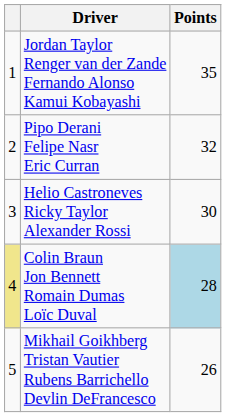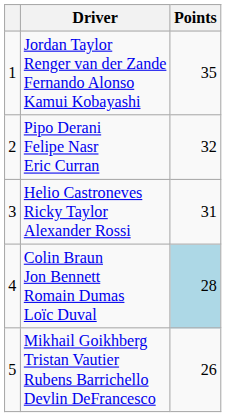(209, 212) 30 -> (209, 212) 31
(12, 286) khaki background -> (12, 286) no background
